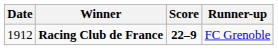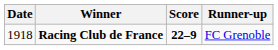(20, 34) 1912 -> (20, 34) 1918
